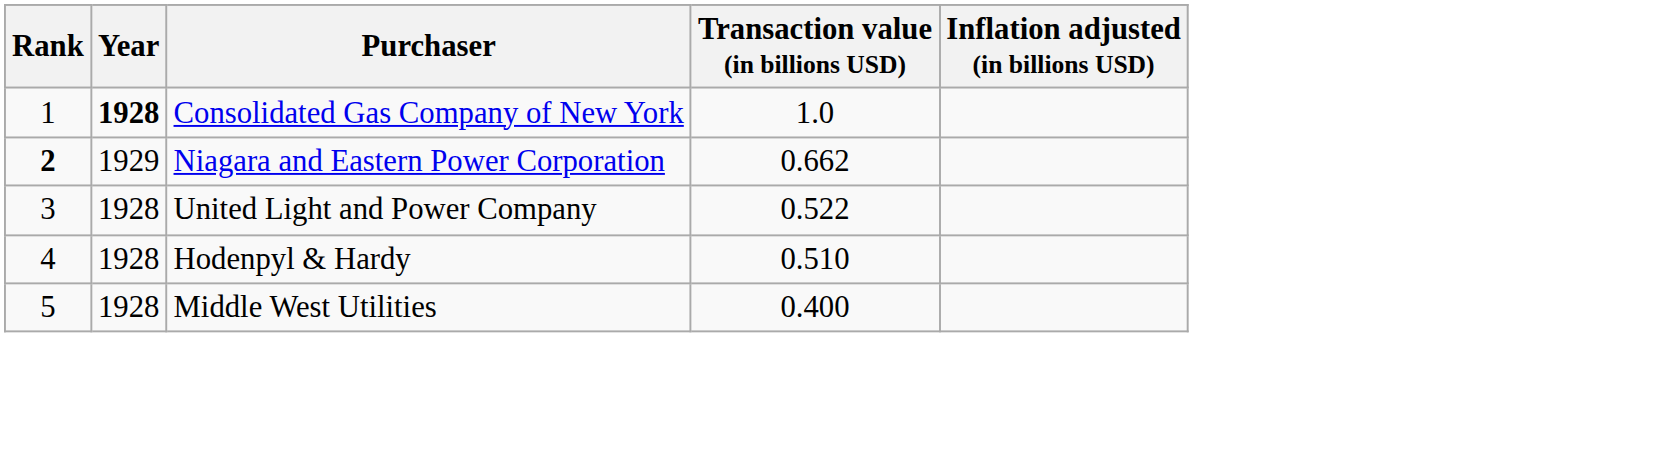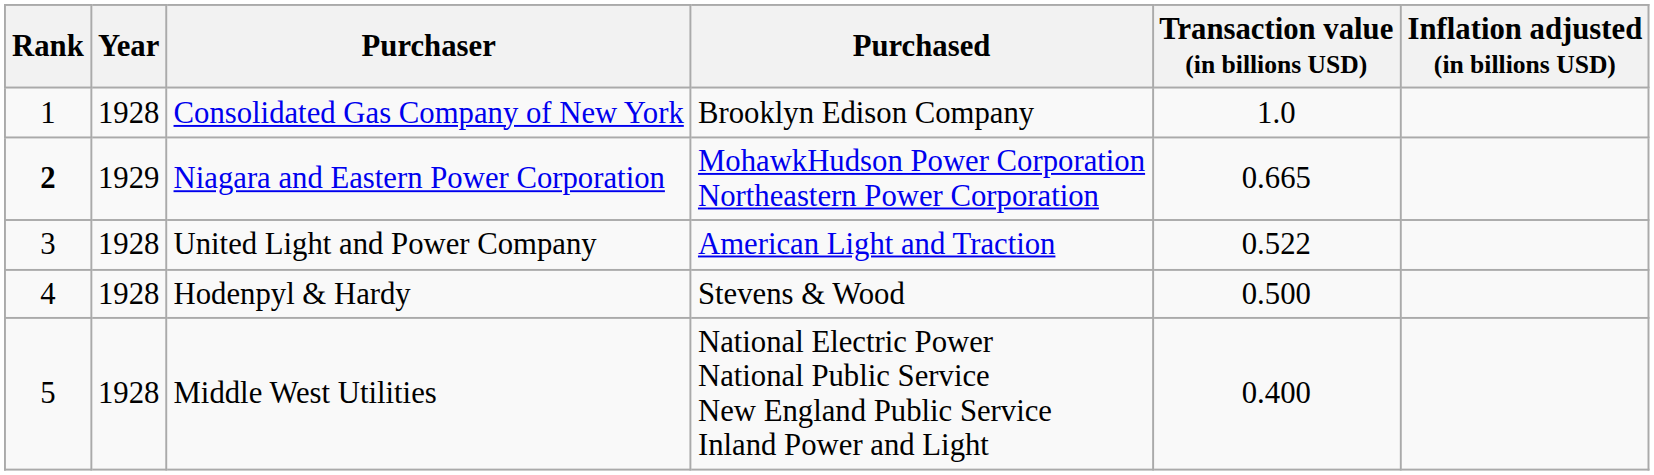+ column: (922, 46)
(129, 112) bold -> (129, 112) normal
(815, 160) 0.662 -> (1276, 178) 0.665
(815, 258) 0.510 -> (1276, 292) 0.500
